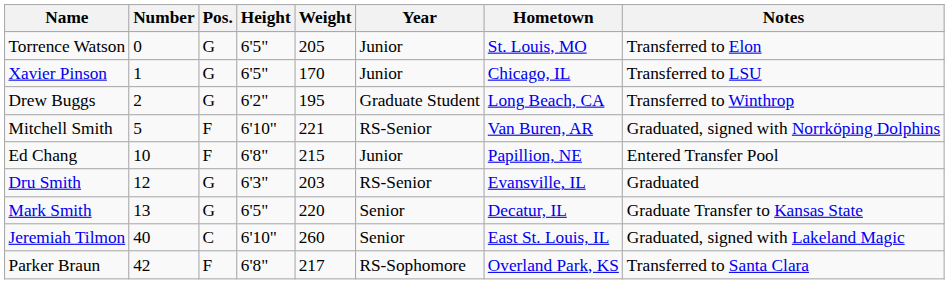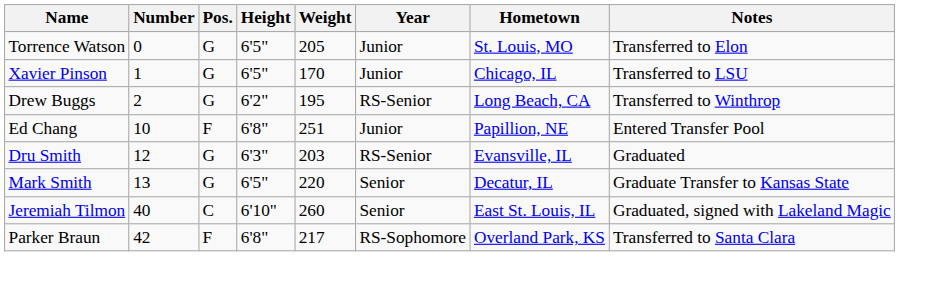(420, 100) Graduate Student -> (395, 100) RS-Senior
- row: (61, 127)
(312, 155) 215 -> (312, 127) 251
